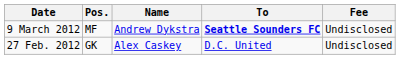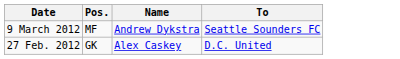- column: (359, 13)
(262, 29) bold -> (262, 29) normal
